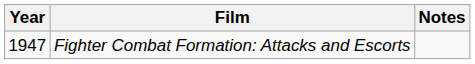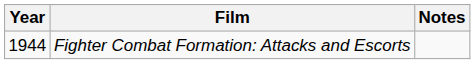(27, 44) 1947 -> (27, 44) 1944
